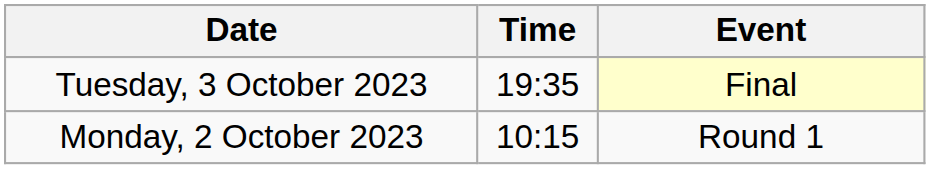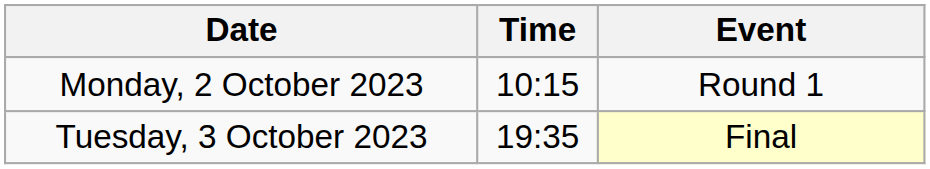rows swapped: (241, 136) <-> (242, 83)
